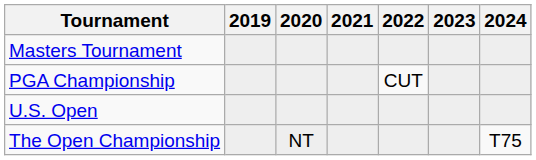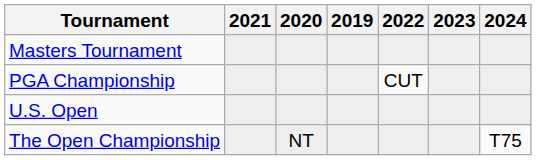columns swapped: (250, 20) <-> (352, 20)
